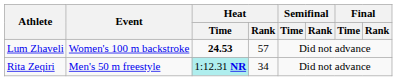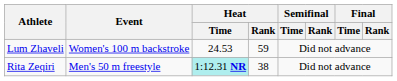(220, 49) bold -> (220, 49) normal
(263, 49) 57 -> (263, 49) 59
(263, 67) 34 -> (263, 67) 38
